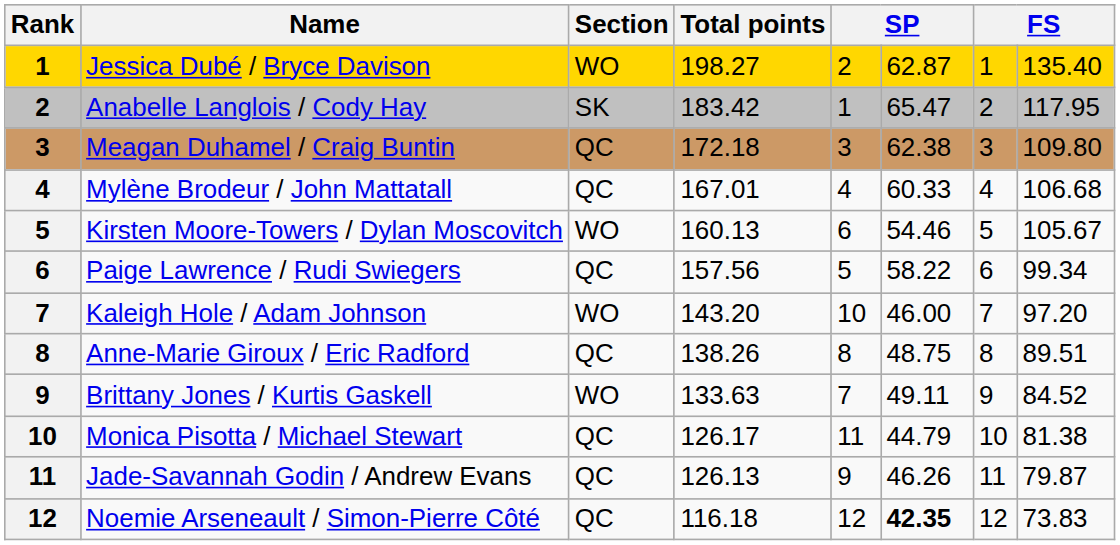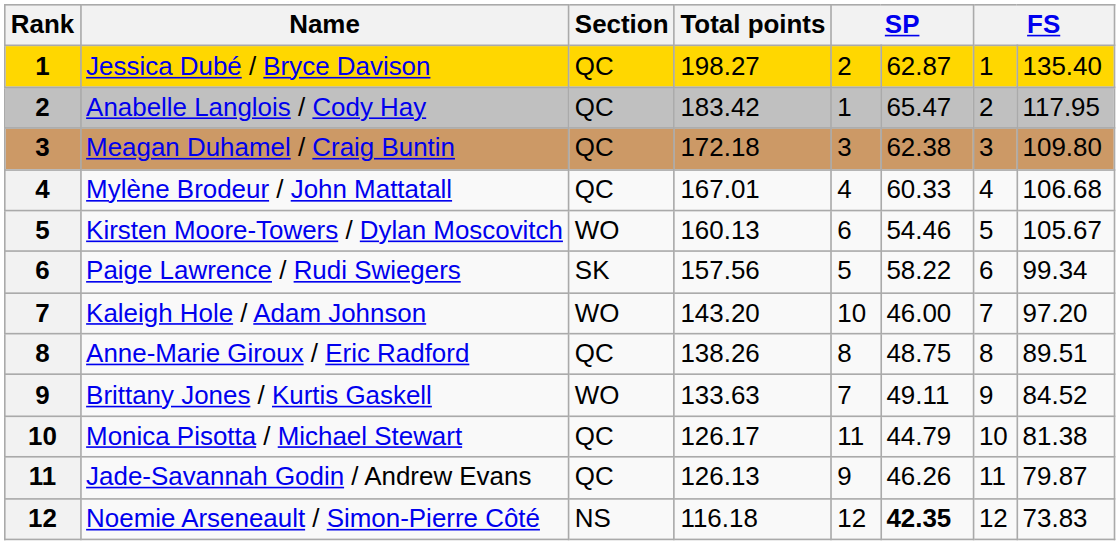(597, 66) WO -> (594, 66) QC
(592, 107) SK -> (594, 107) QC
(594, 271) QC -> (592, 271) SK
(594, 518) QC -> (593, 518) NS
